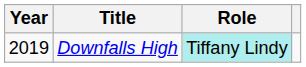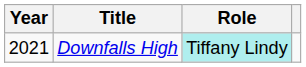(29, 47) 2019 -> (29, 47) 2021
